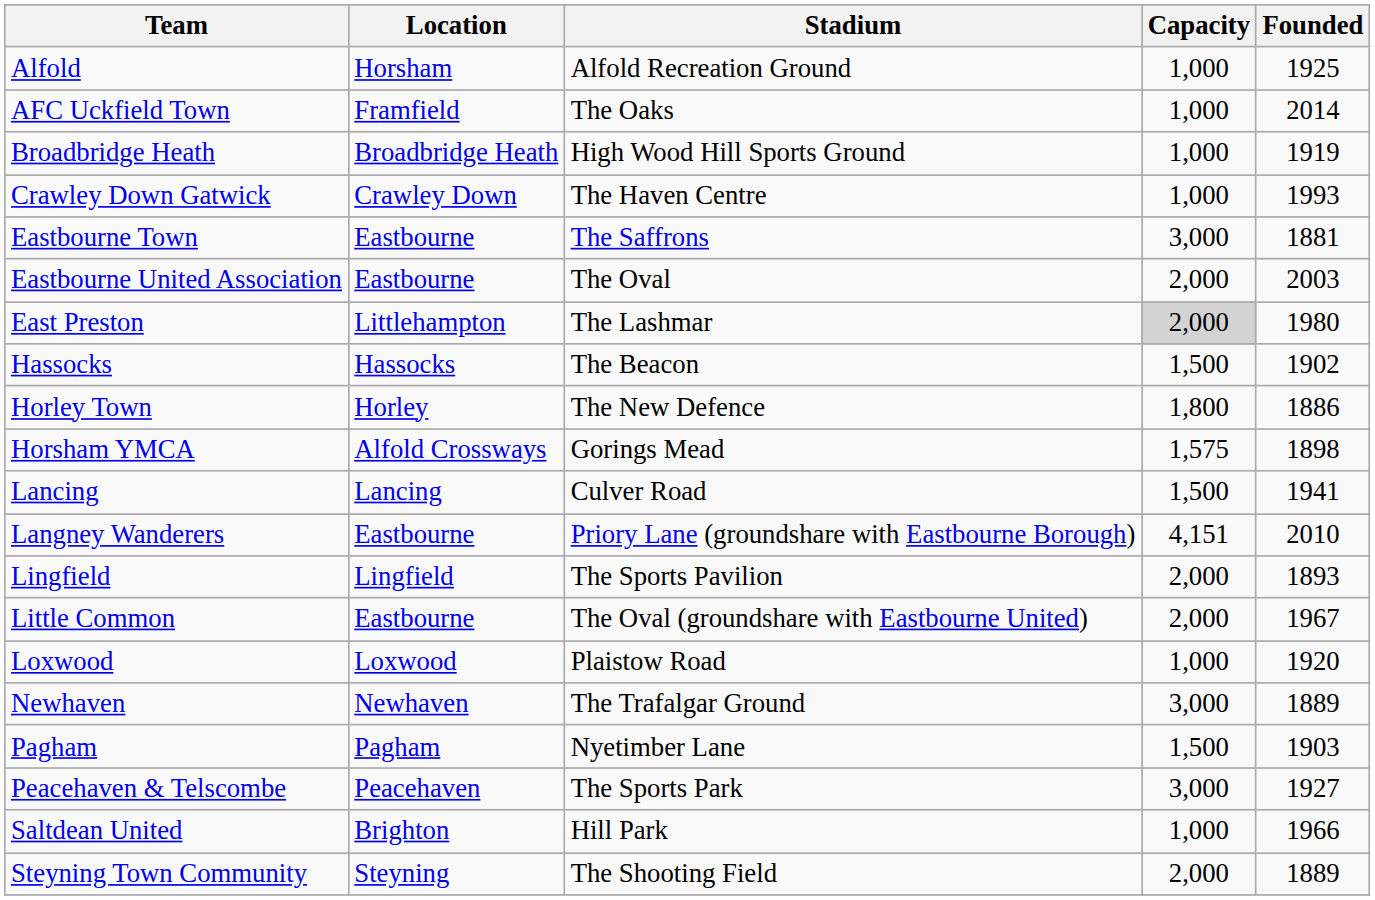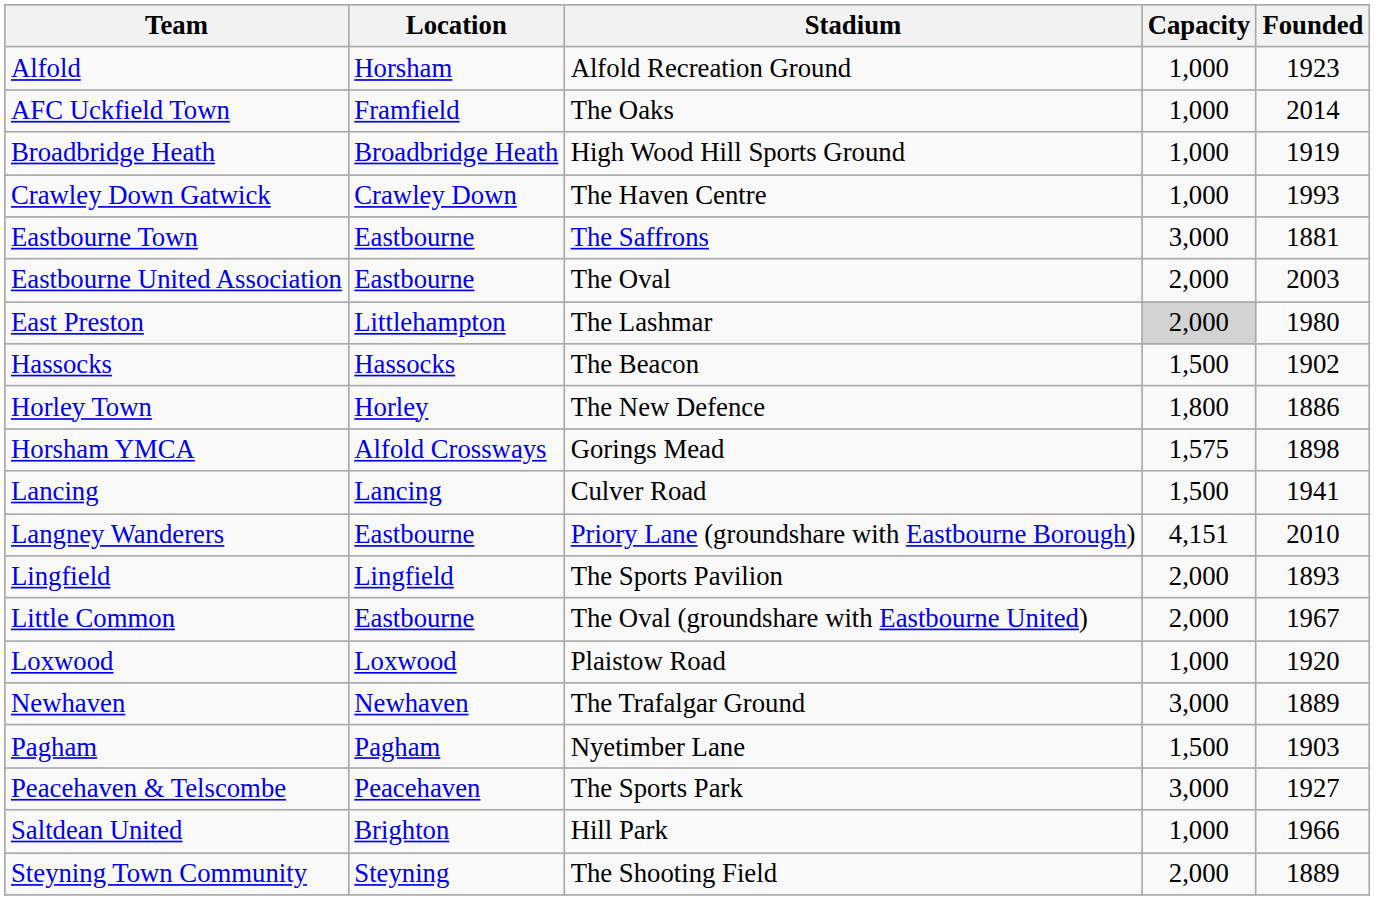(1313, 68) 1925 -> (1313, 68) 1923
